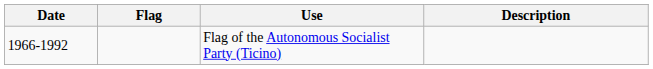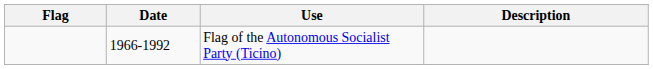columns swapped: (149, 15) <-> (51, 15)
